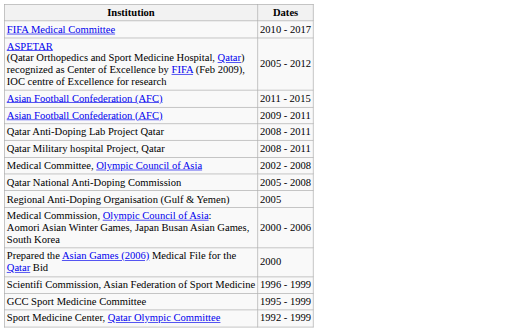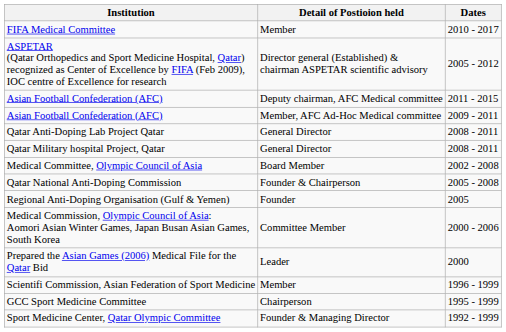+ column: (351, 12)
